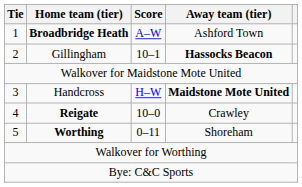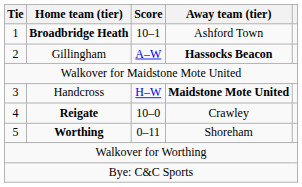(148, 33) A–W -> (148, 33) 10–1
(148, 53) 10–1 -> (148, 53) A–W
